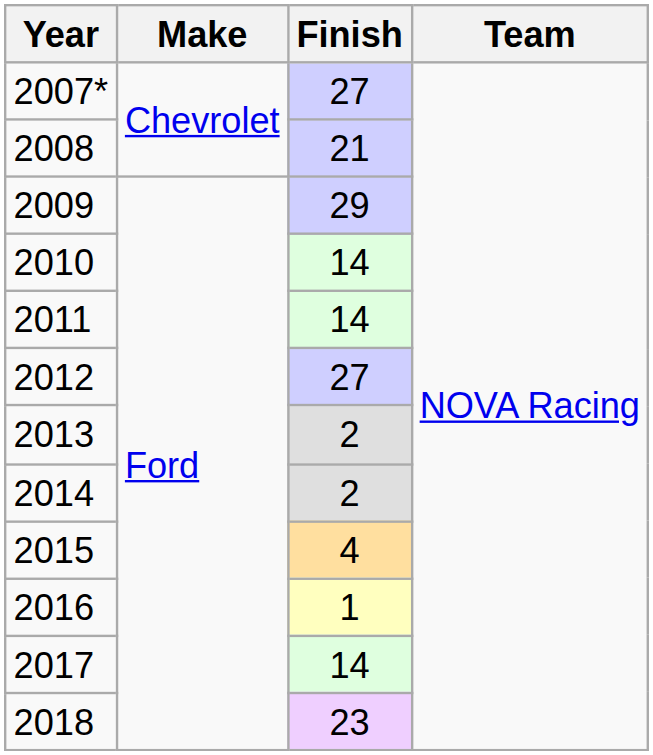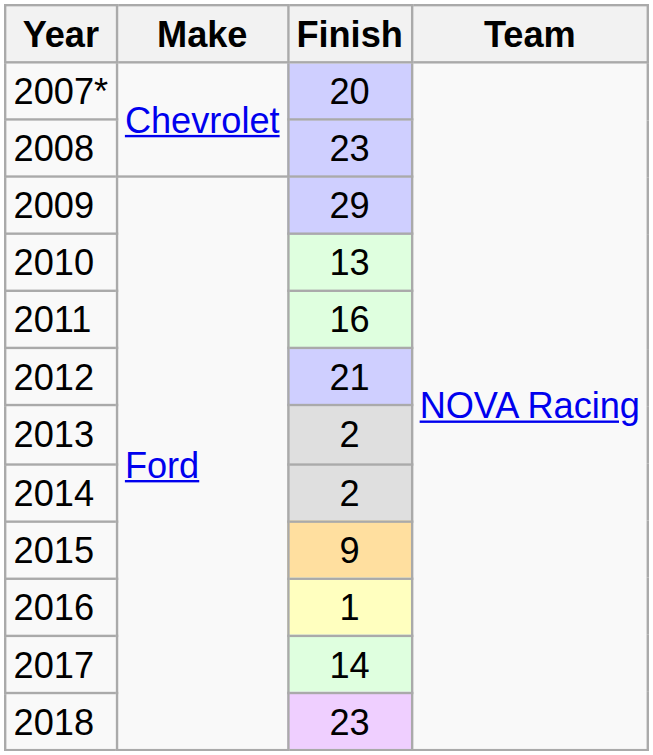(350, 91) 27 -> (350, 91) 20
(350, 149) 21 -> (350, 149) 23
(350, 263) 14 -> (350, 263) 13
(350, 320) 14 -> (350, 320) 16
(350, 378) 27 -> (350, 378) 21
(350, 549) 4 -> (350, 549) 9
